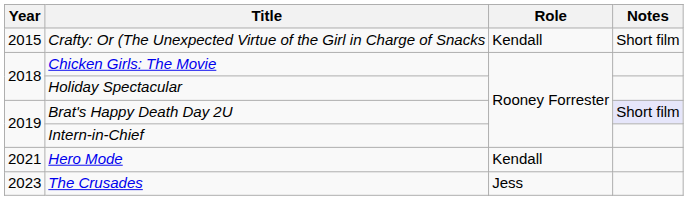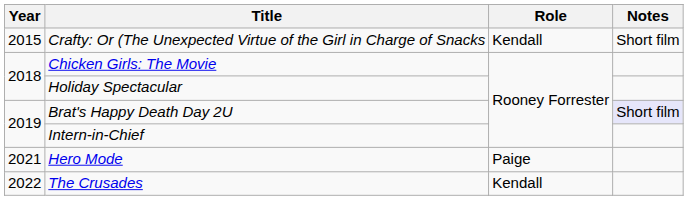(517, 159) Kendall -> (511, 159) Paige
(25, 183) 2023 -> (25, 183) 2022
(508, 183) Jess -> (517, 183) Kendall
